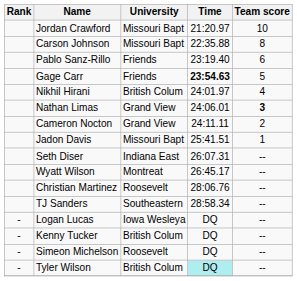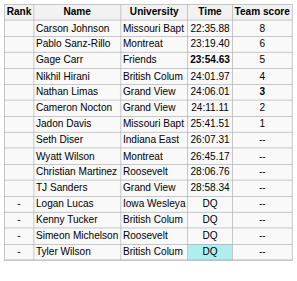- row: (73, 28)
(140, 60) Friends -> (143, 44) Montreat
(153, 204) Southeastern -> (149, 188) Grand View
